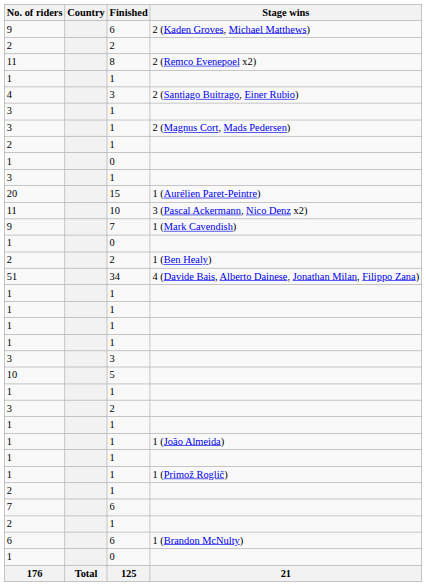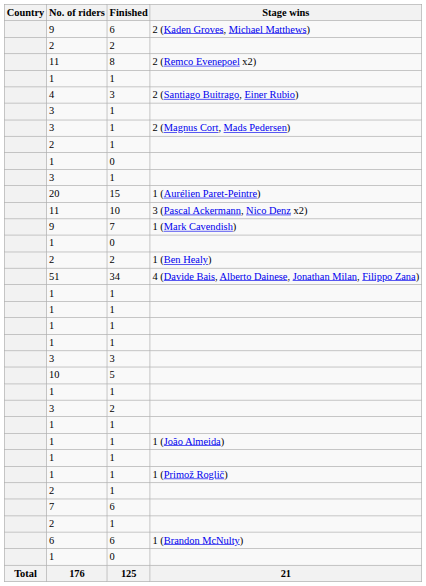columns swapped: (86, 12) <-> (35, 12)
